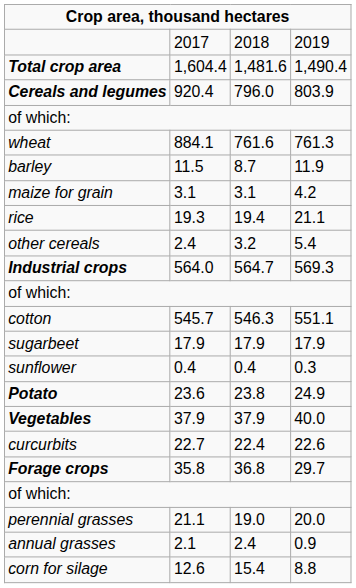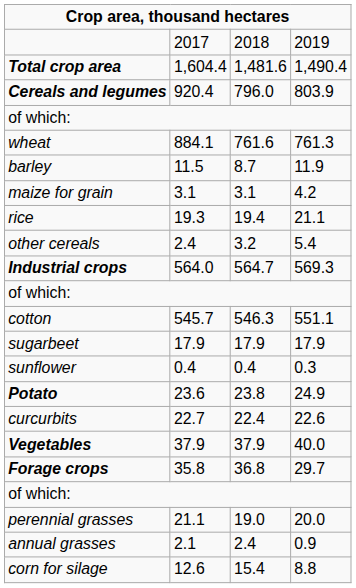rows swapped: (50, 419) <-> (42, 444)
